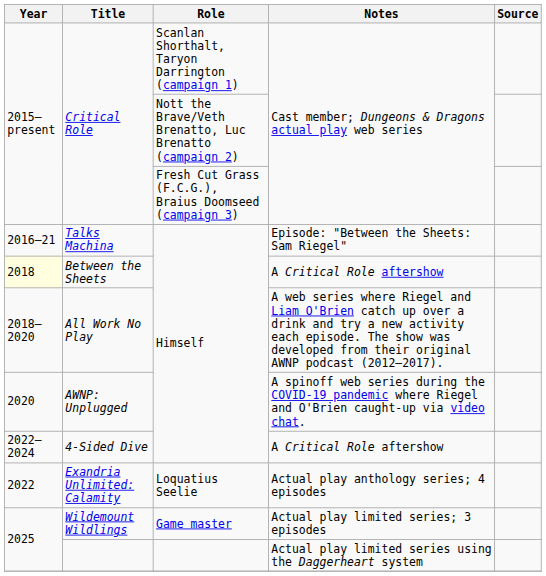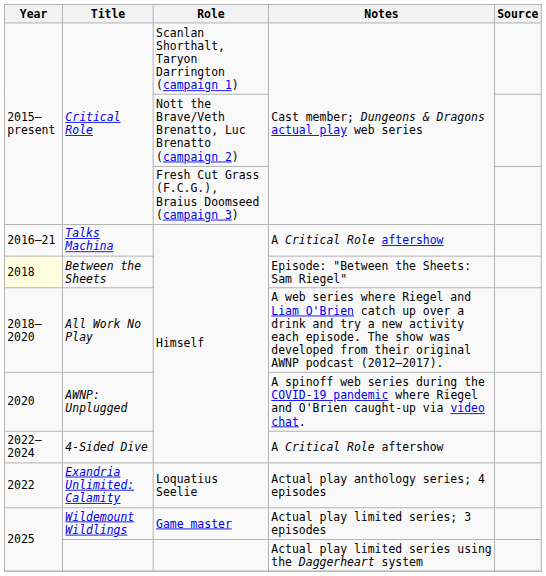(371, 240) Episode: "Between the Sheets: Sam Riegel" -> (357, 240) A Critical Role aftershow
(357, 272) A Critical Role aftershow -> (371, 272) Episode: "Between the Sheets: Sam Riegel"
